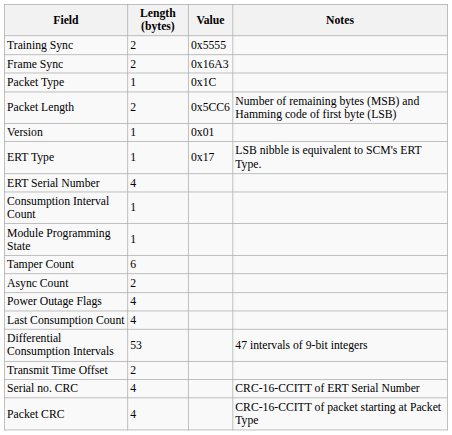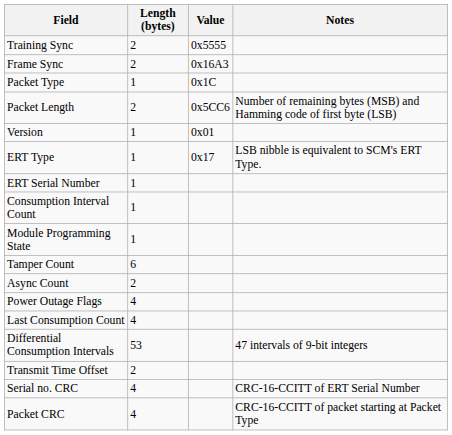(133, 182) 4 -> (133, 182) 1
